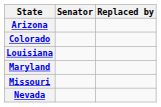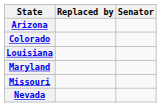columns swapped: (75, 11) <-> (126, 11)
